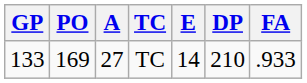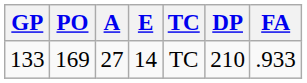columns swapped: (188, 22) <-> (150, 22)
